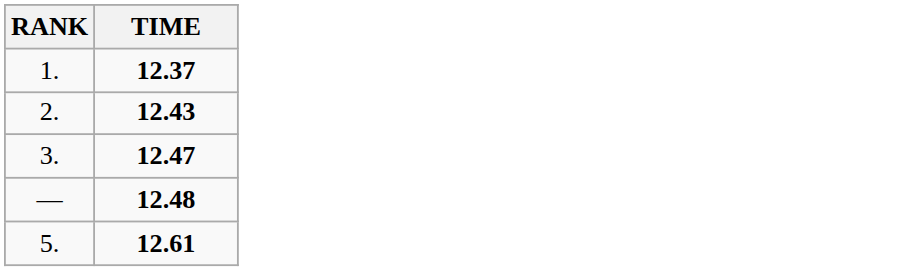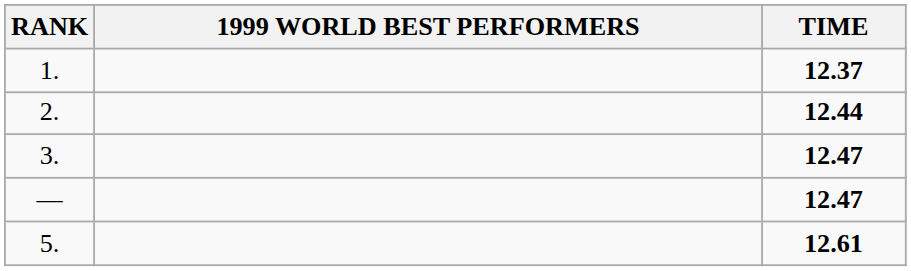+ column: (428, 26)
(166, 112) 12.43 -> (833, 112) 12.44
(166, 199) 12.48 -> (833, 199) 12.47
